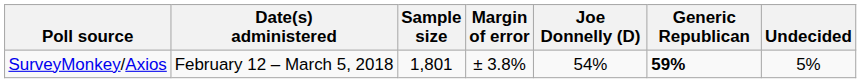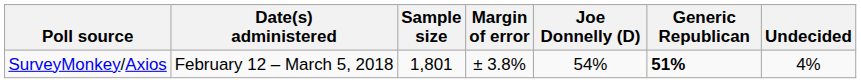(668, 63) 59% -> (668, 63) 51%
(808, 63) 5% -> (808, 63) 4%
